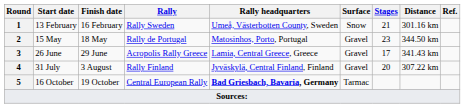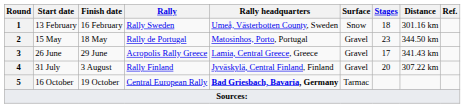(386, 25) 21 -> (386, 25) 18
